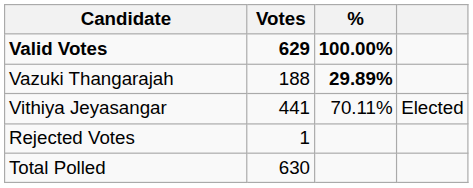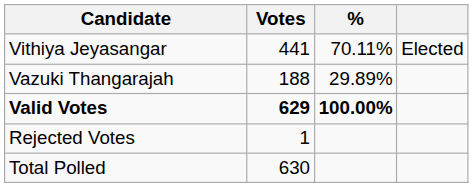rows swapped: (88, 108) <-> (58, 49)
(361, 78) bold -> (361, 78) normal
